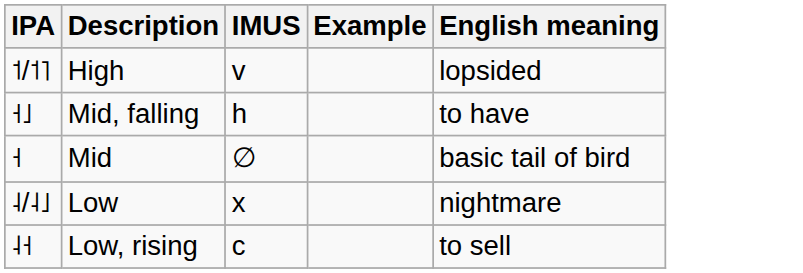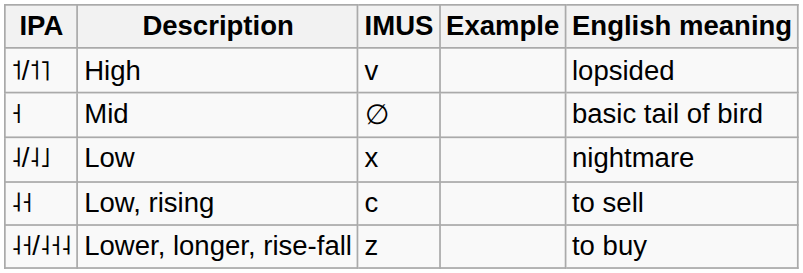- row: (133, 113)
+ row: (218, 246)
